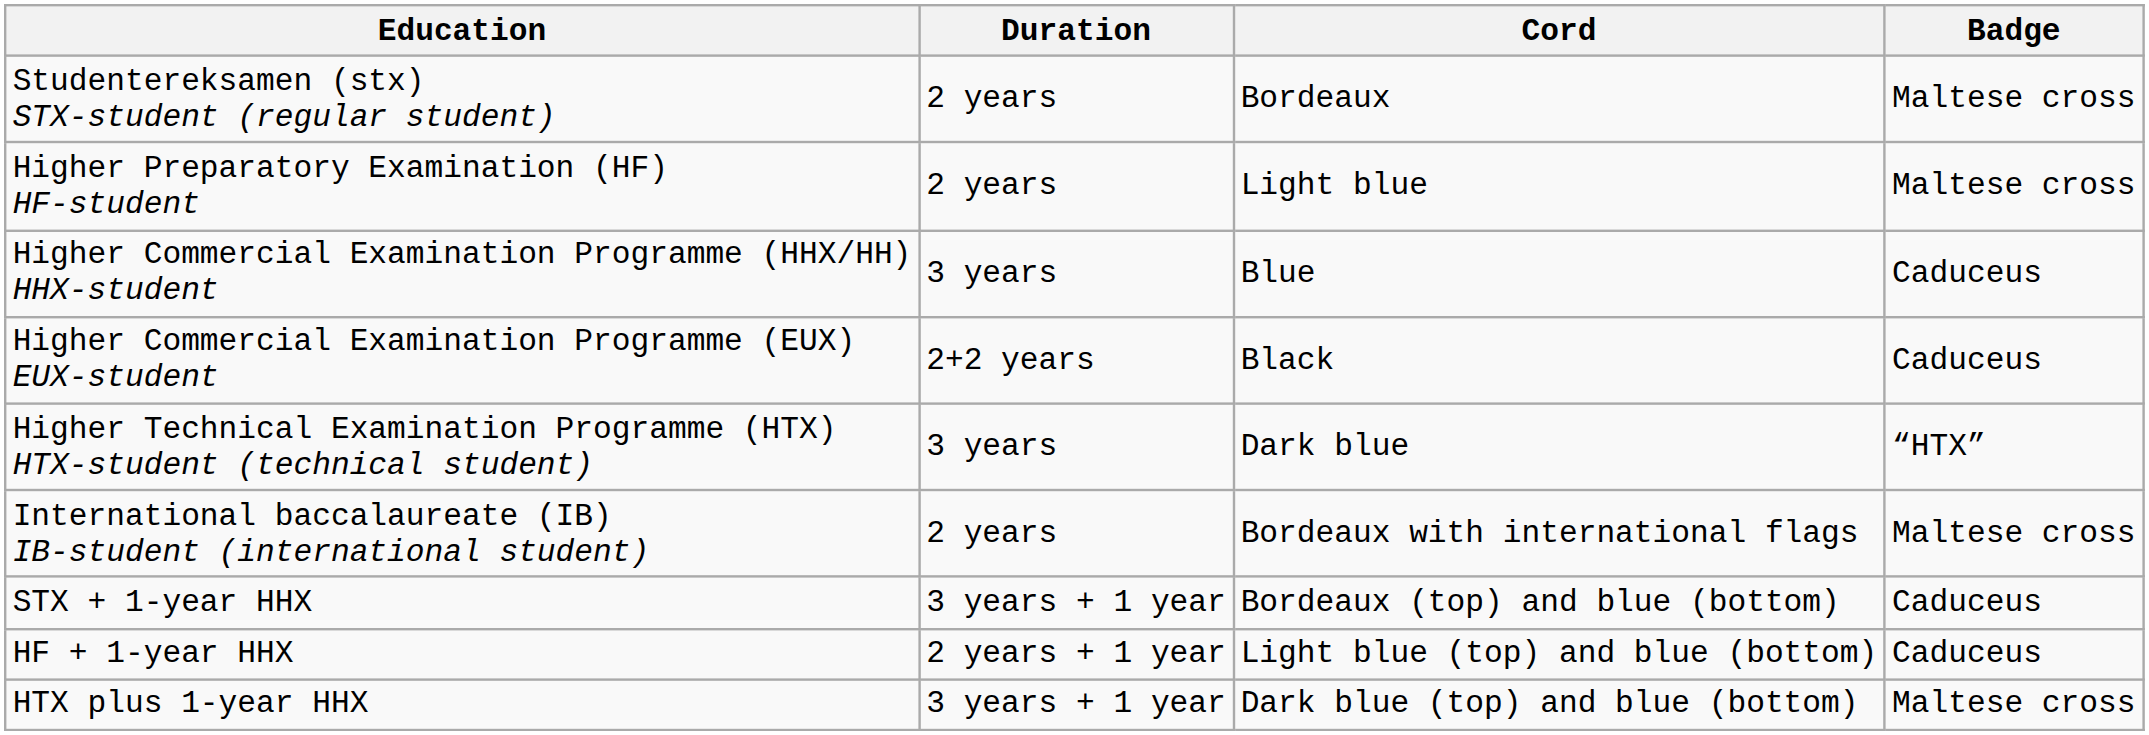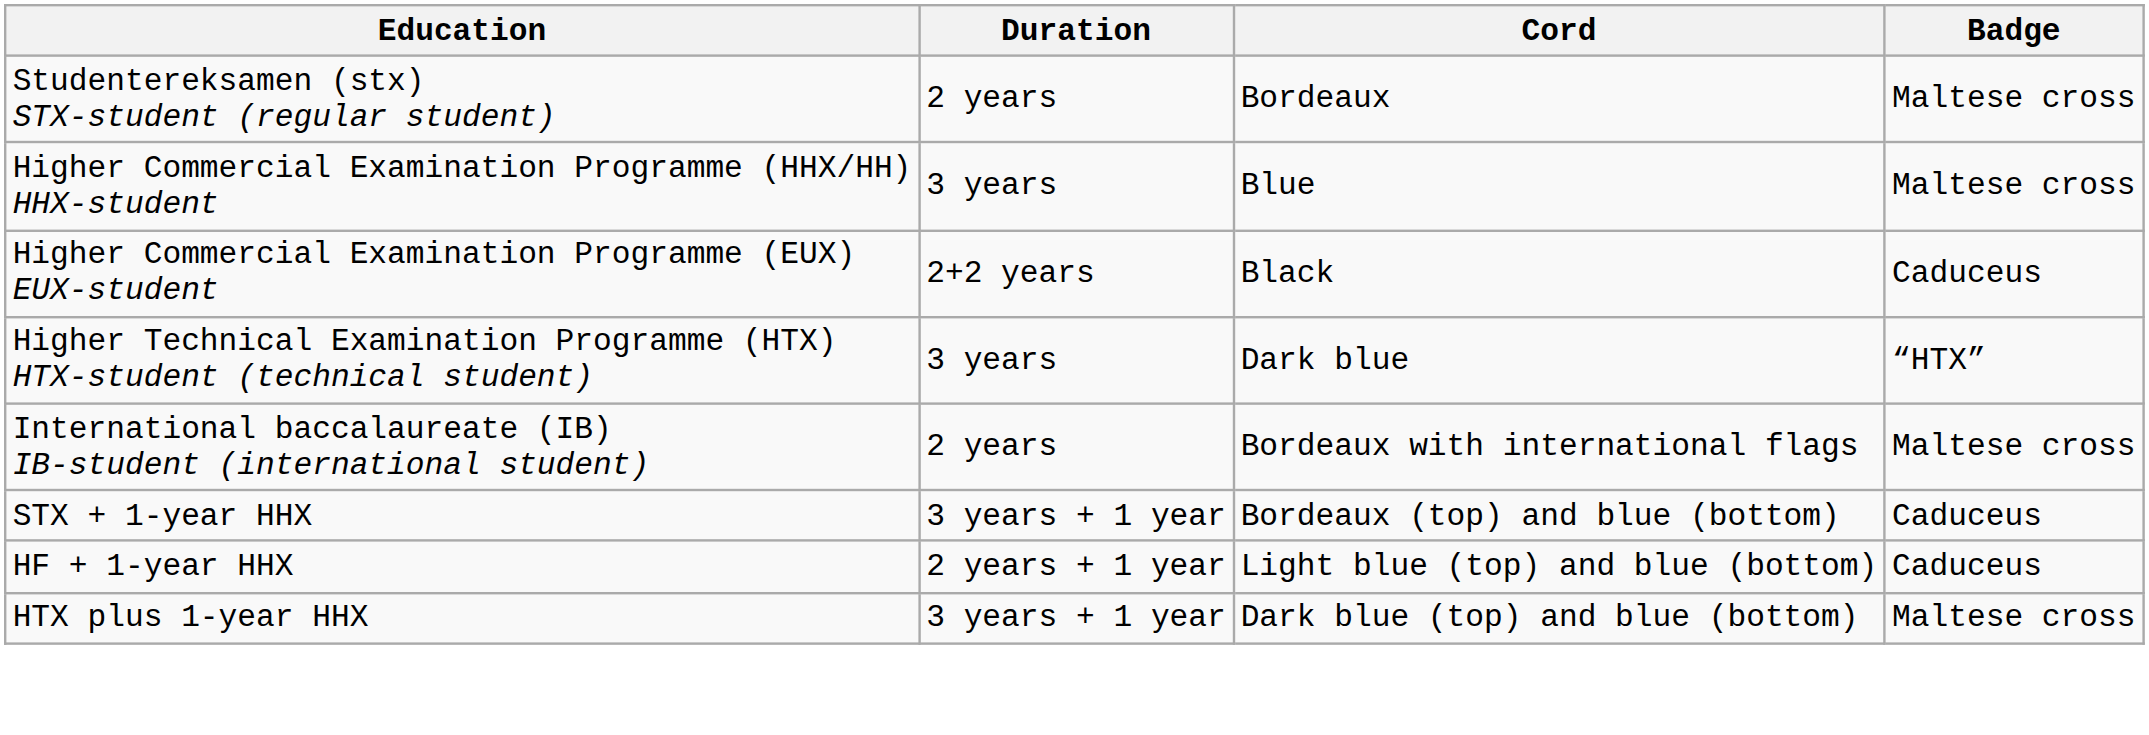- row: (340, 186)
(1967, 273) Caduceus -> (2014, 186) Maltese cross
